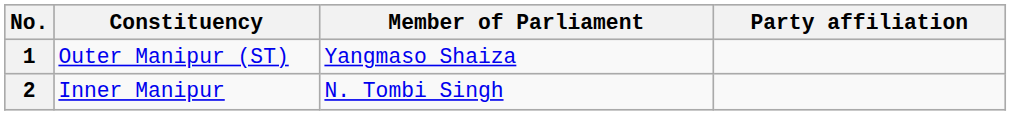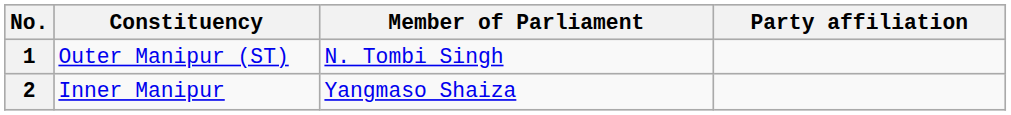(420, 57) Yangmaso Shaiza -> (414, 57) N. Tombi Singh
(414, 92) N. Tombi Singh -> (420, 92) Yangmaso Shaiza
